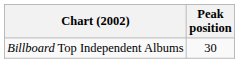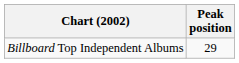(210, 48) 30 -> (210, 48) 29
